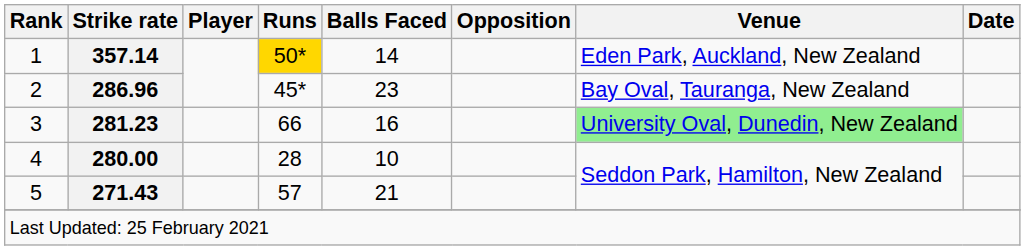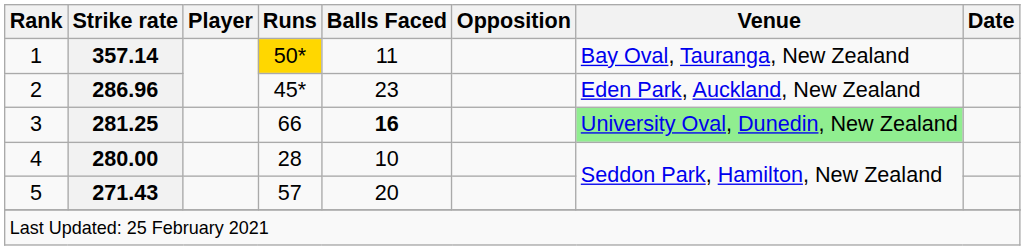(387, 55) 14 -> (387, 55) 11
(751, 55) Eden Park, Auckland, New Zealand -> (745, 55) Bay Oval, Tauranga, New Zealand
(745, 90) Bay Oval, Tauranga, New Zealand -> (751, 90) Eden Park, Auckland, New Zealand
(125, 124) 281.23 -> (125, 124) 281.25
(387, 124) normal -> (387, 124) bold
(387, 192) 21 -> (387, 192) 20
